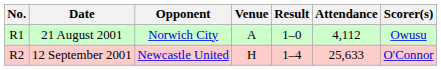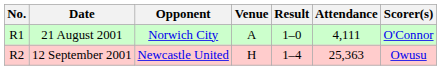(346, 34) 4,112 -> (346, 34) 4,111
(409, 34) Owusu -> (409, 34) O'Connor
(346, 55) 25,633 -> (346, 55) 25,363
(409, 55) O'Connor -> (409, 55) Owusu
